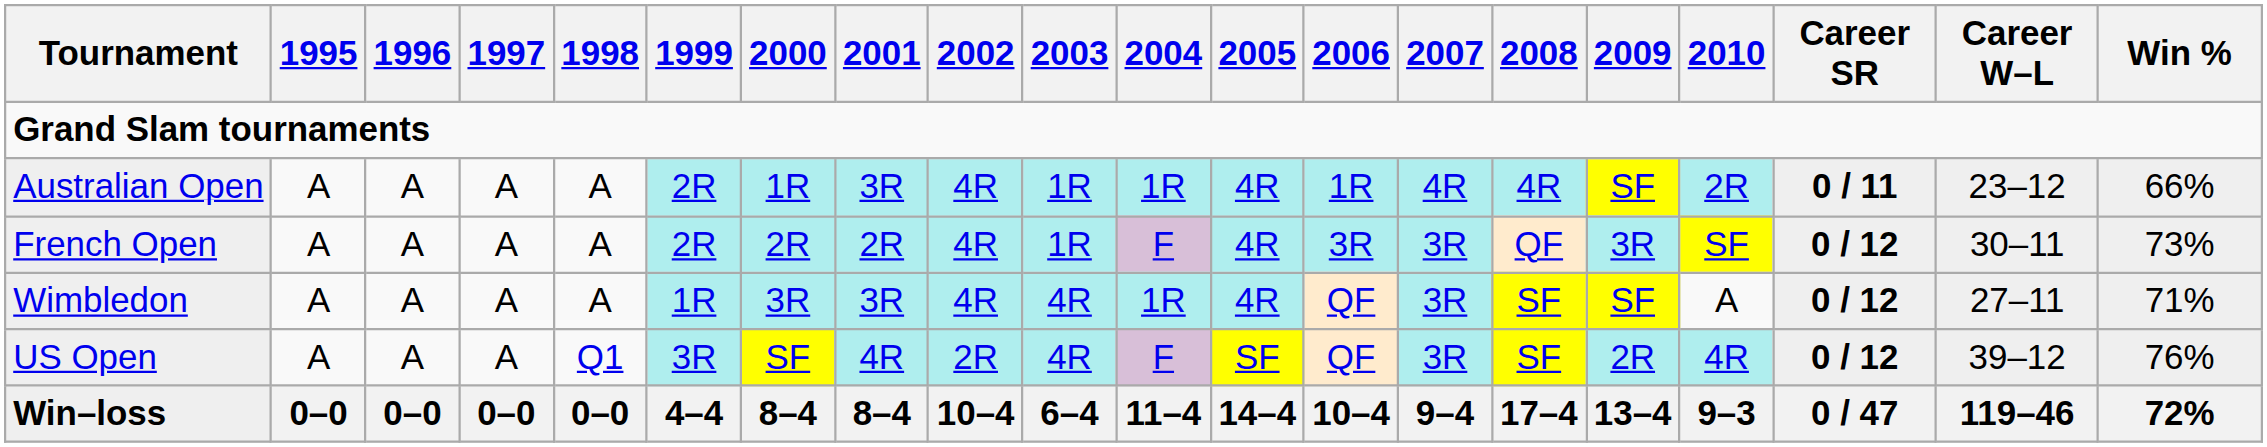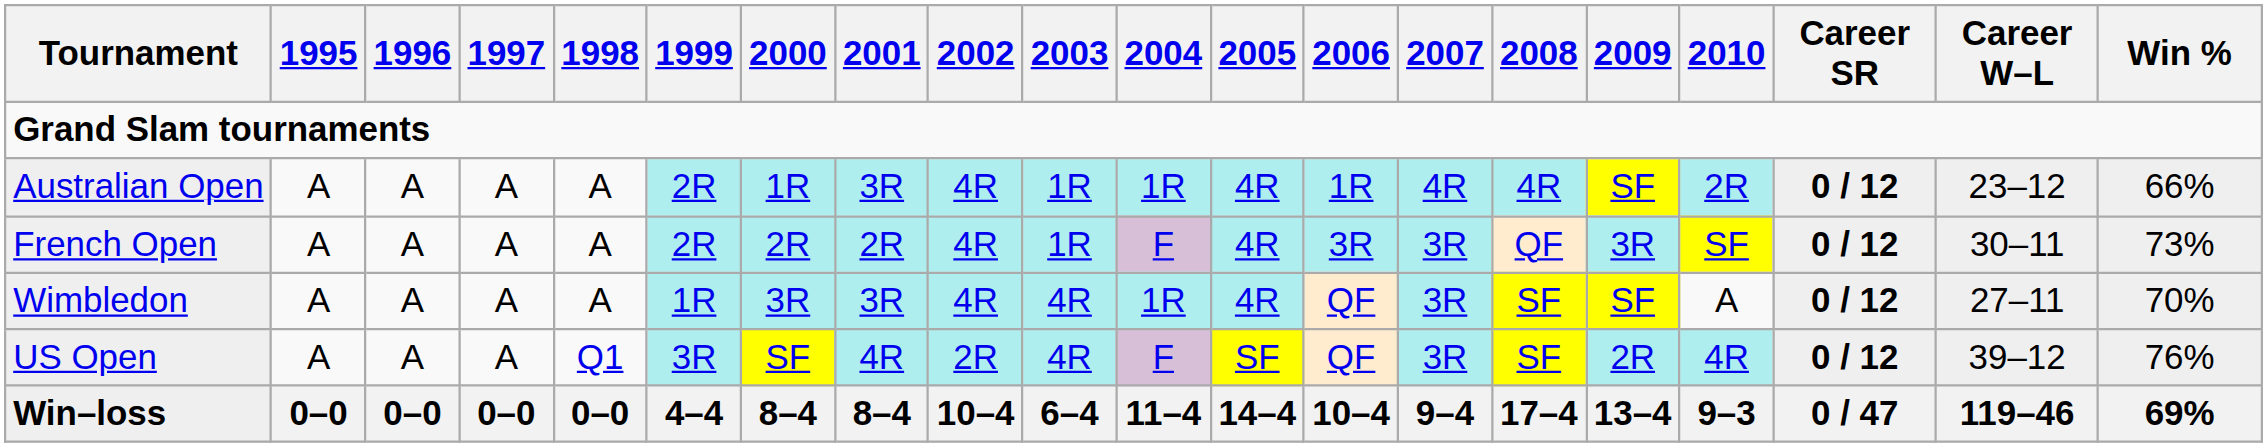(1855, 186) 0 / 11 -> (1855, 186) 0 / 12
(2180, 299) 71% -> (2180, 299) 70%
(2180, 412) 72% -> (2180, 412) 69%
